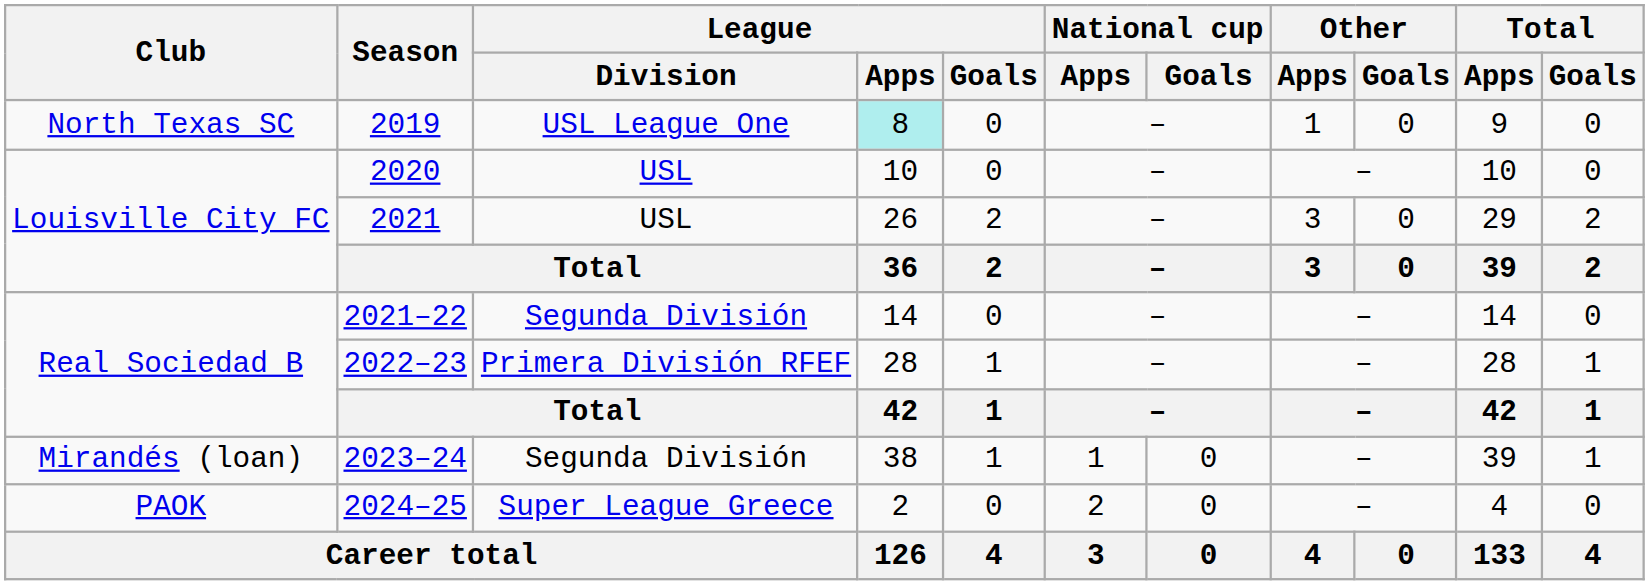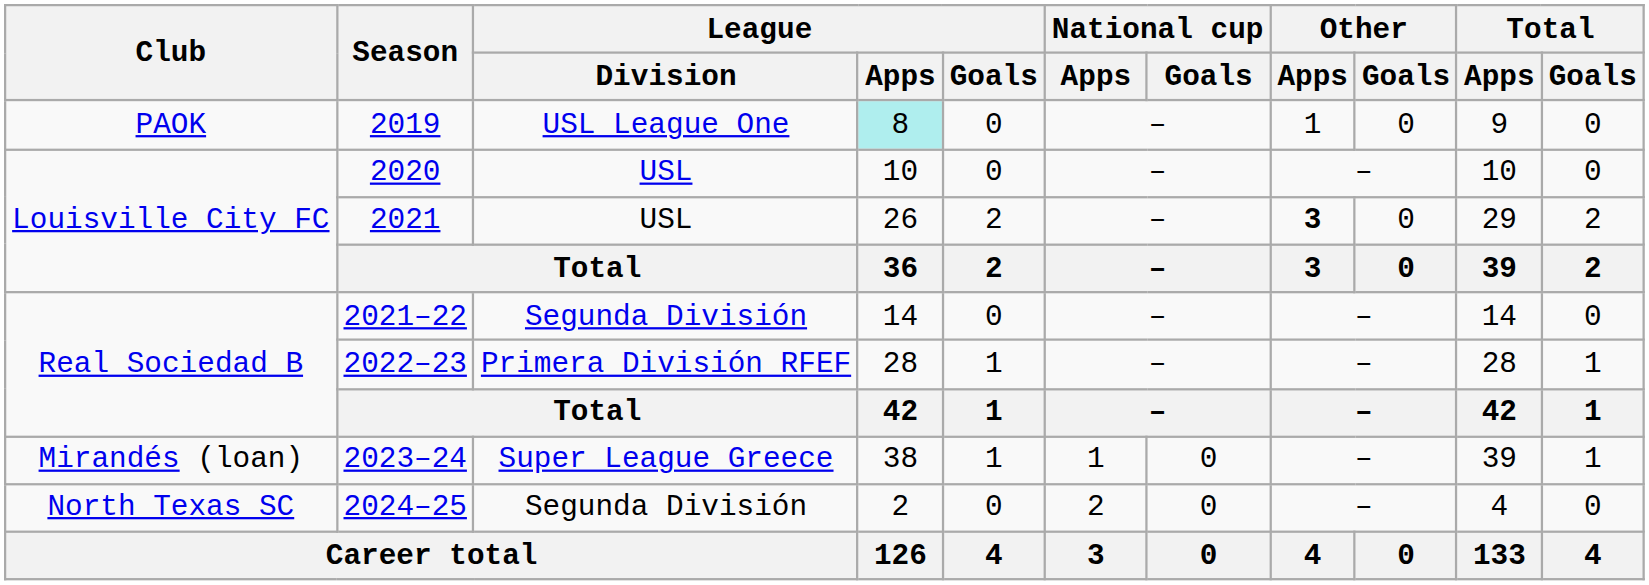(171, 125) North Texas SC -> (171, 125) PAOK
(1313, 221) normal -> (1313, 221) bold
(666, 460) Segunda División -> (666, 460) Super League Greece
(171, 508) PAOK -> (171, 508) North Texas SC
(666, 508) Super League Greece -> (666, 508) Segunda División
